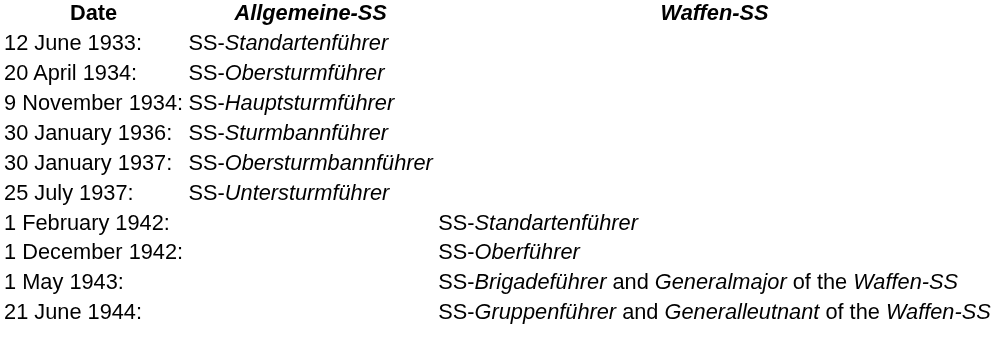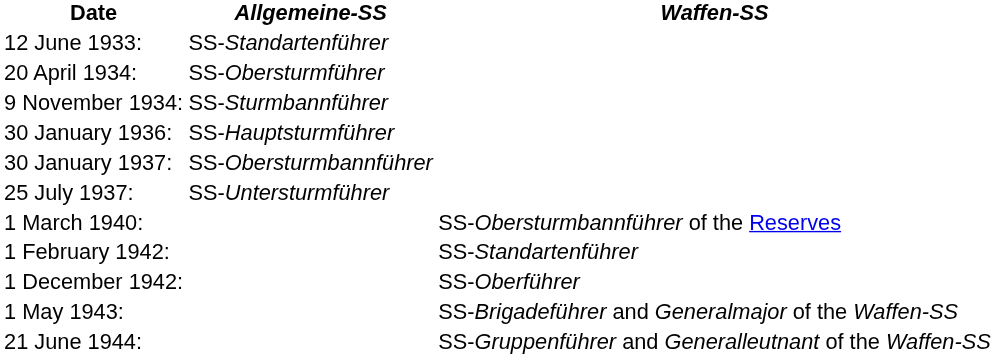(291, 102) SS-Hauptsturmführer -> (288, 102) SS-Sturmbannführer
(288, 132) SS-Sturmbannführer -> (291, 132) SS-Hauptsturmführer
+ row: (74, 222)
